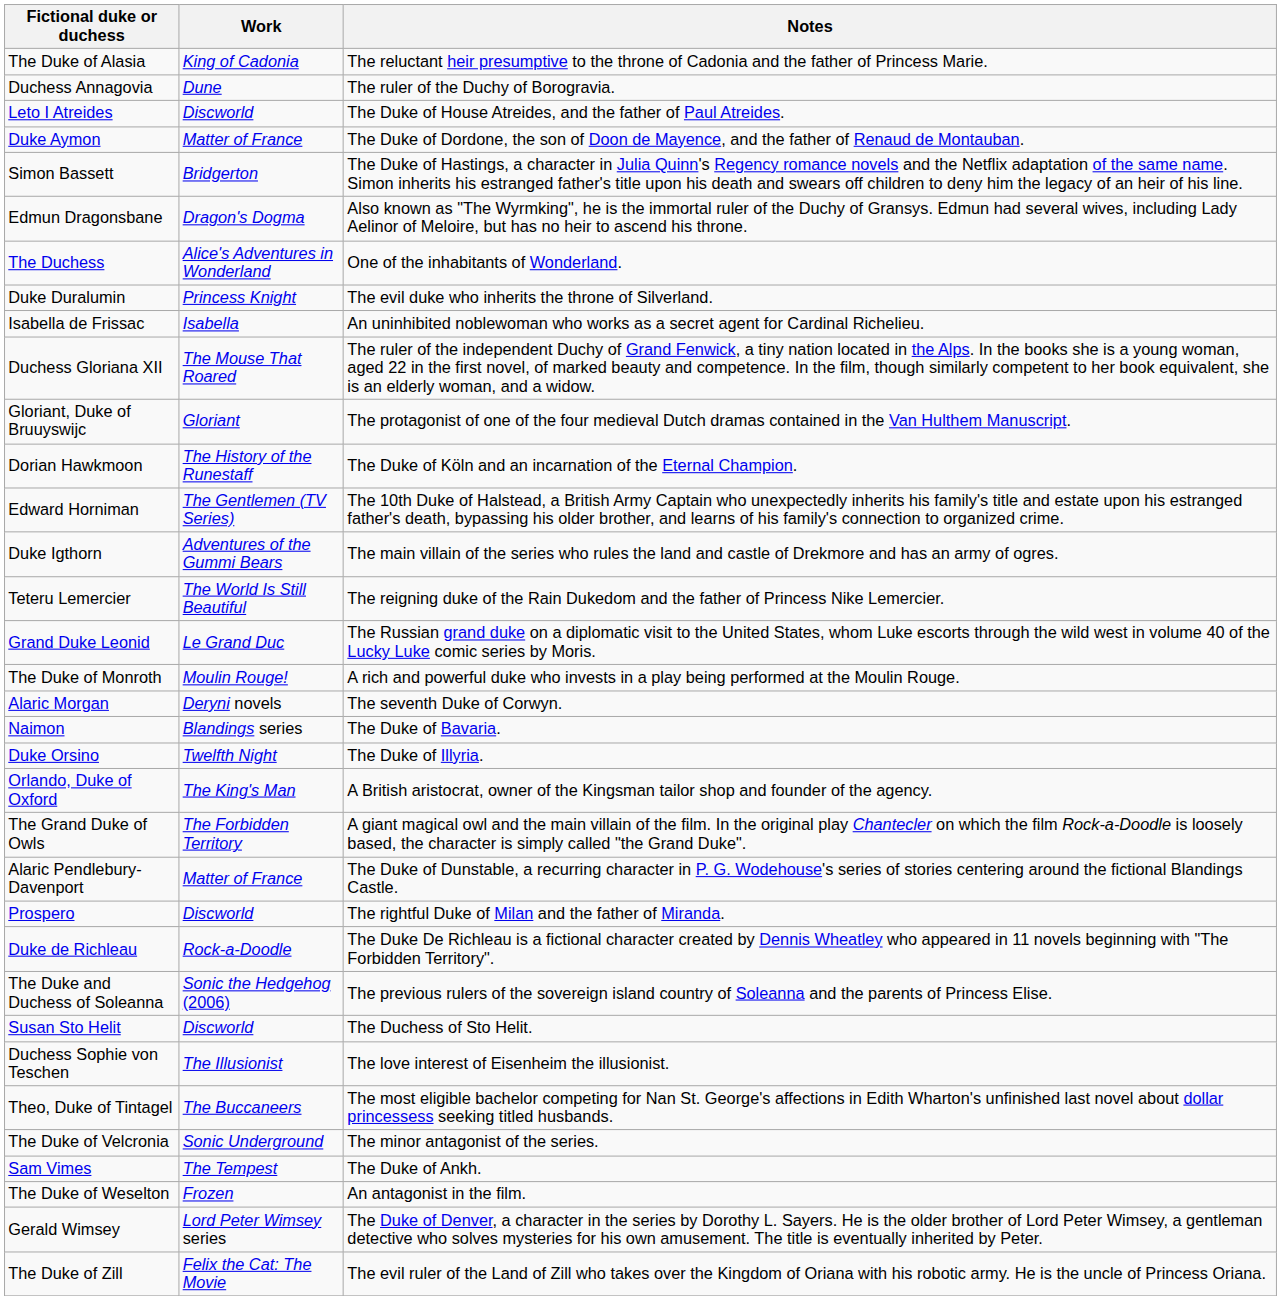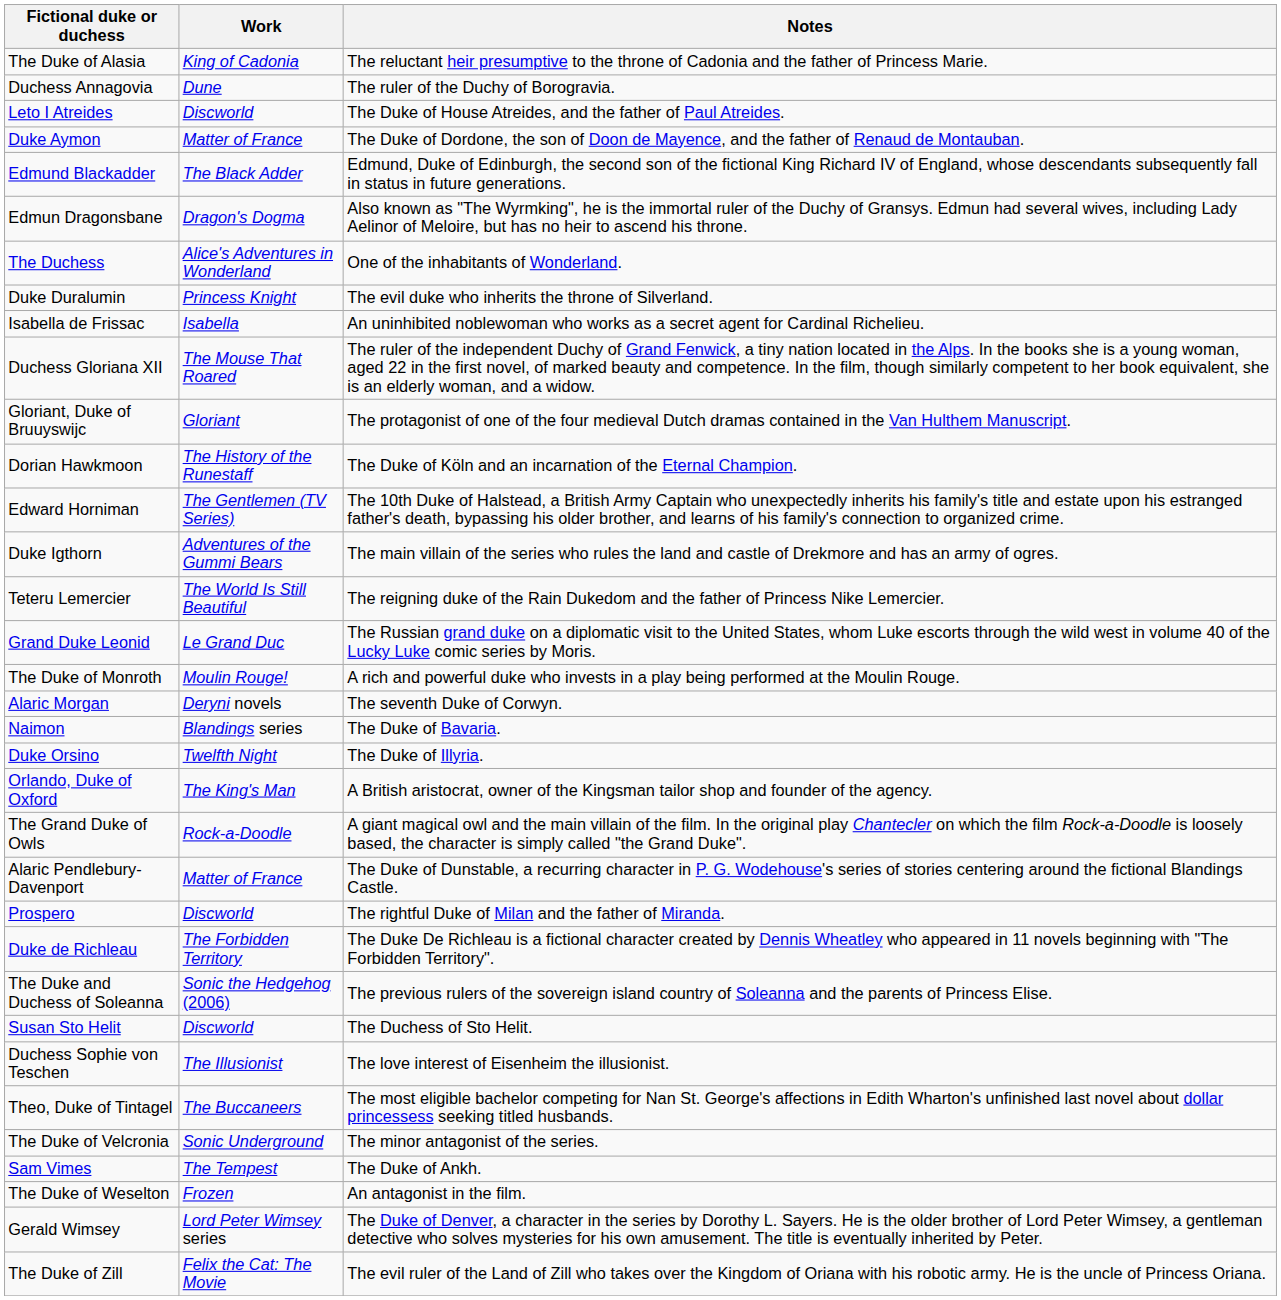- row: (61, 174)
+ row: (82, 174)
(236, 834) The Forbidden Territory -> (237, 834) Rock-a-Doodle
(237, 949) Rock-a-Doodle -> (236, 949) The Forbidden Territory
